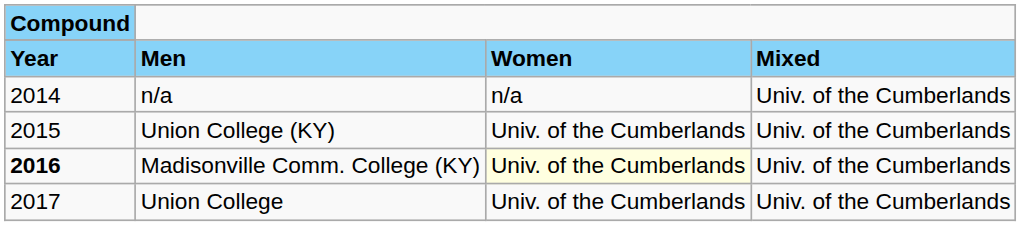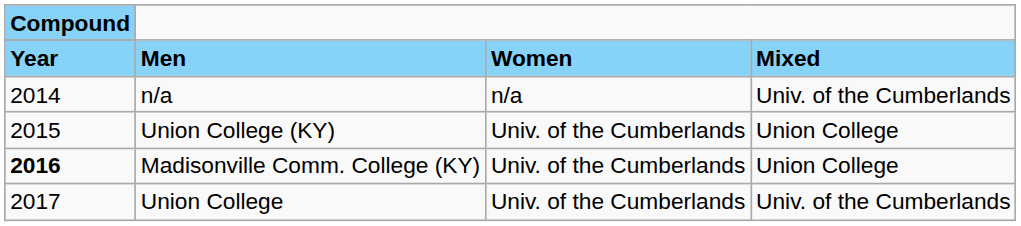(883, 130) Univ. of the Cumberlands -> (827, 130) Union College
(618, 166) lightyellow background -> (618, 166) no background
(883, 166) Univ. of the Cumberlands -> (827, 166) Union College
